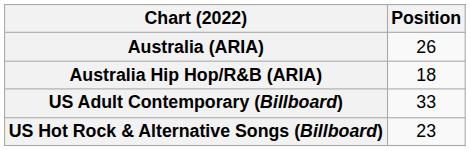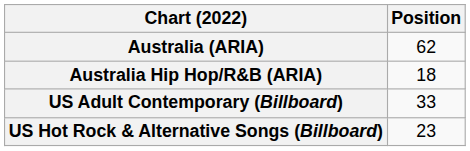(426, 46) 26 -> (426, 46) 62
